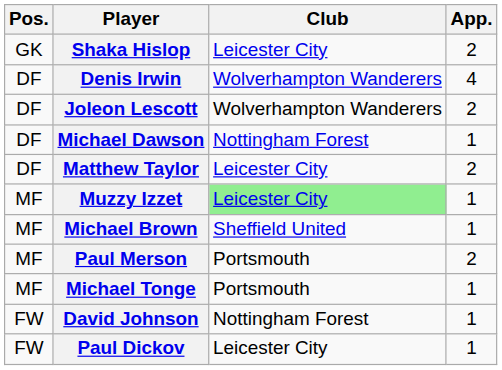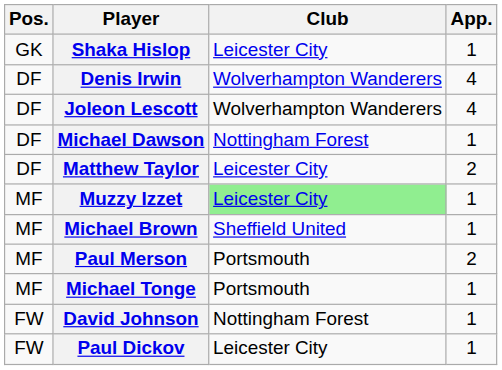(472, 49) 2 -> (472, 49) 1
(472, 109) 2 -> (472, 109) 4
